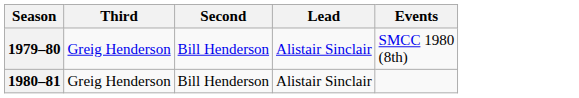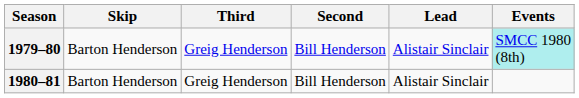+ column: (122, 16)
(416, 48) no background -> (533, 48) paleturquoise background
